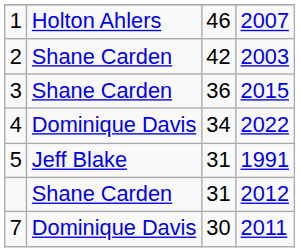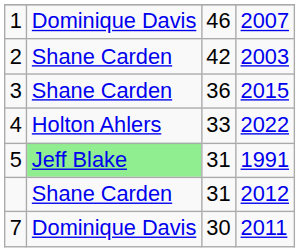(97, 21) Holton Ahlers -> (114, 21) Dominique Davis
(114, 125) Dominique Davis -> (97, 125) Holton Ahlers
(218, 125) 34 -> (218, 125) 33
(79, 159) no background -> (79, 159) lightgreen background
